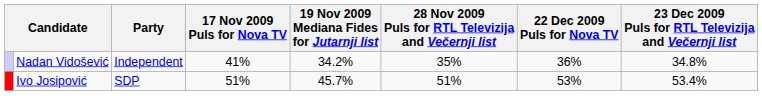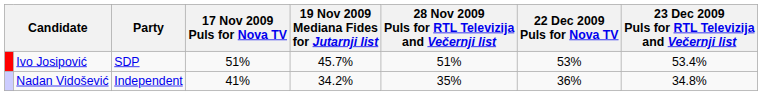rows swapped: (52, 81) <-> (62, 61)
